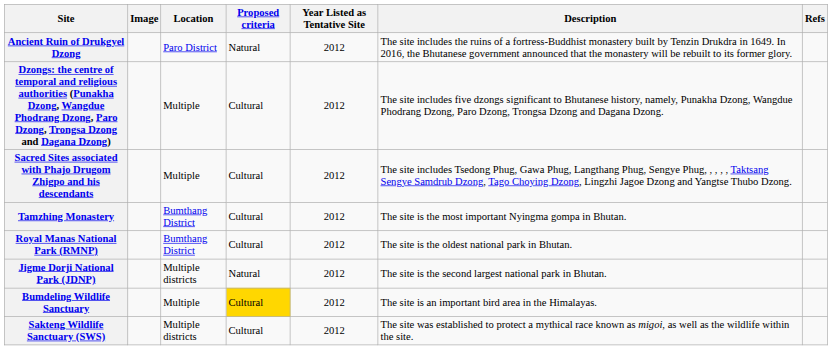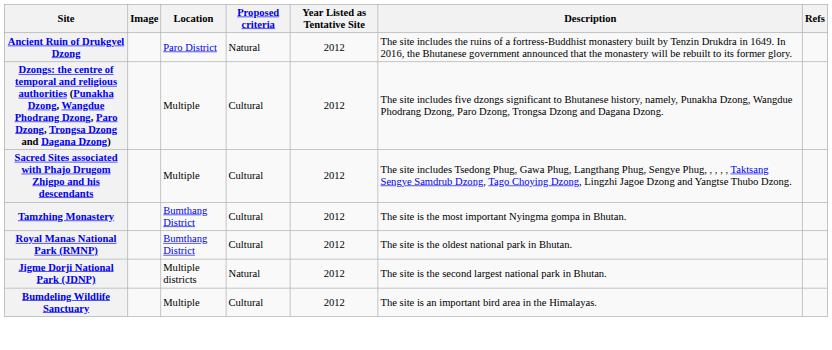(246, 302) gold background -> (246, 302) no background
- row: (66, 330)
